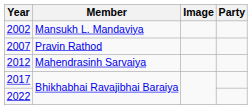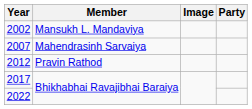(69, 46) Pravin Rathod -> (91, 46) Mahendrasinh Sarvaiya
(91, 63) Mahendrasinh Sarvaiya -> (69, 63) Pravin Rathod
